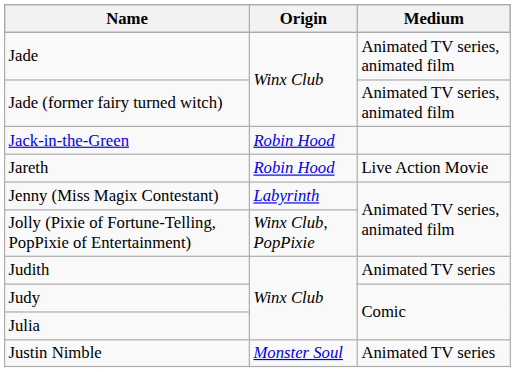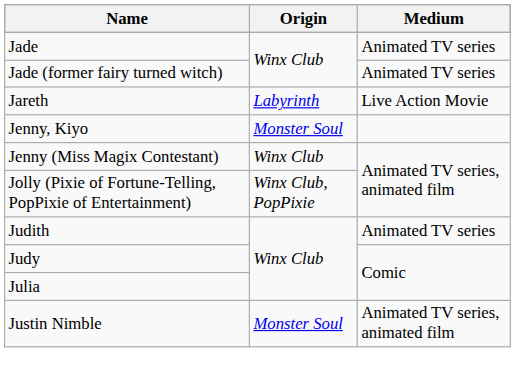(430, 56) Animated TV series, animated film -> (428, 46) Animated TV series
(430, 103) Animated TV series, animated film -> (428, 73) Animated TV series
- row: (69, 140)
(294, 168) Robin Hood -> (286, 101) Labyrinth
+ row: (48, 128)
(286, 195) Labyrinth -> (288, 156) Winx Club
(428, 353) Animated TV series -> (430, 323) Animated TV series, animated film
